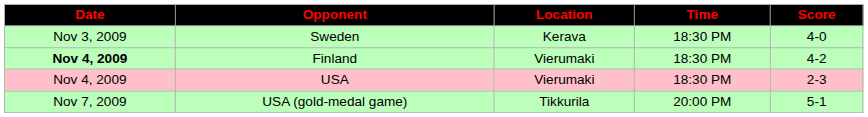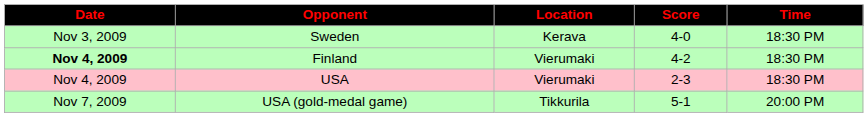columns swapped: (702, 15) <-> (817, 15)
